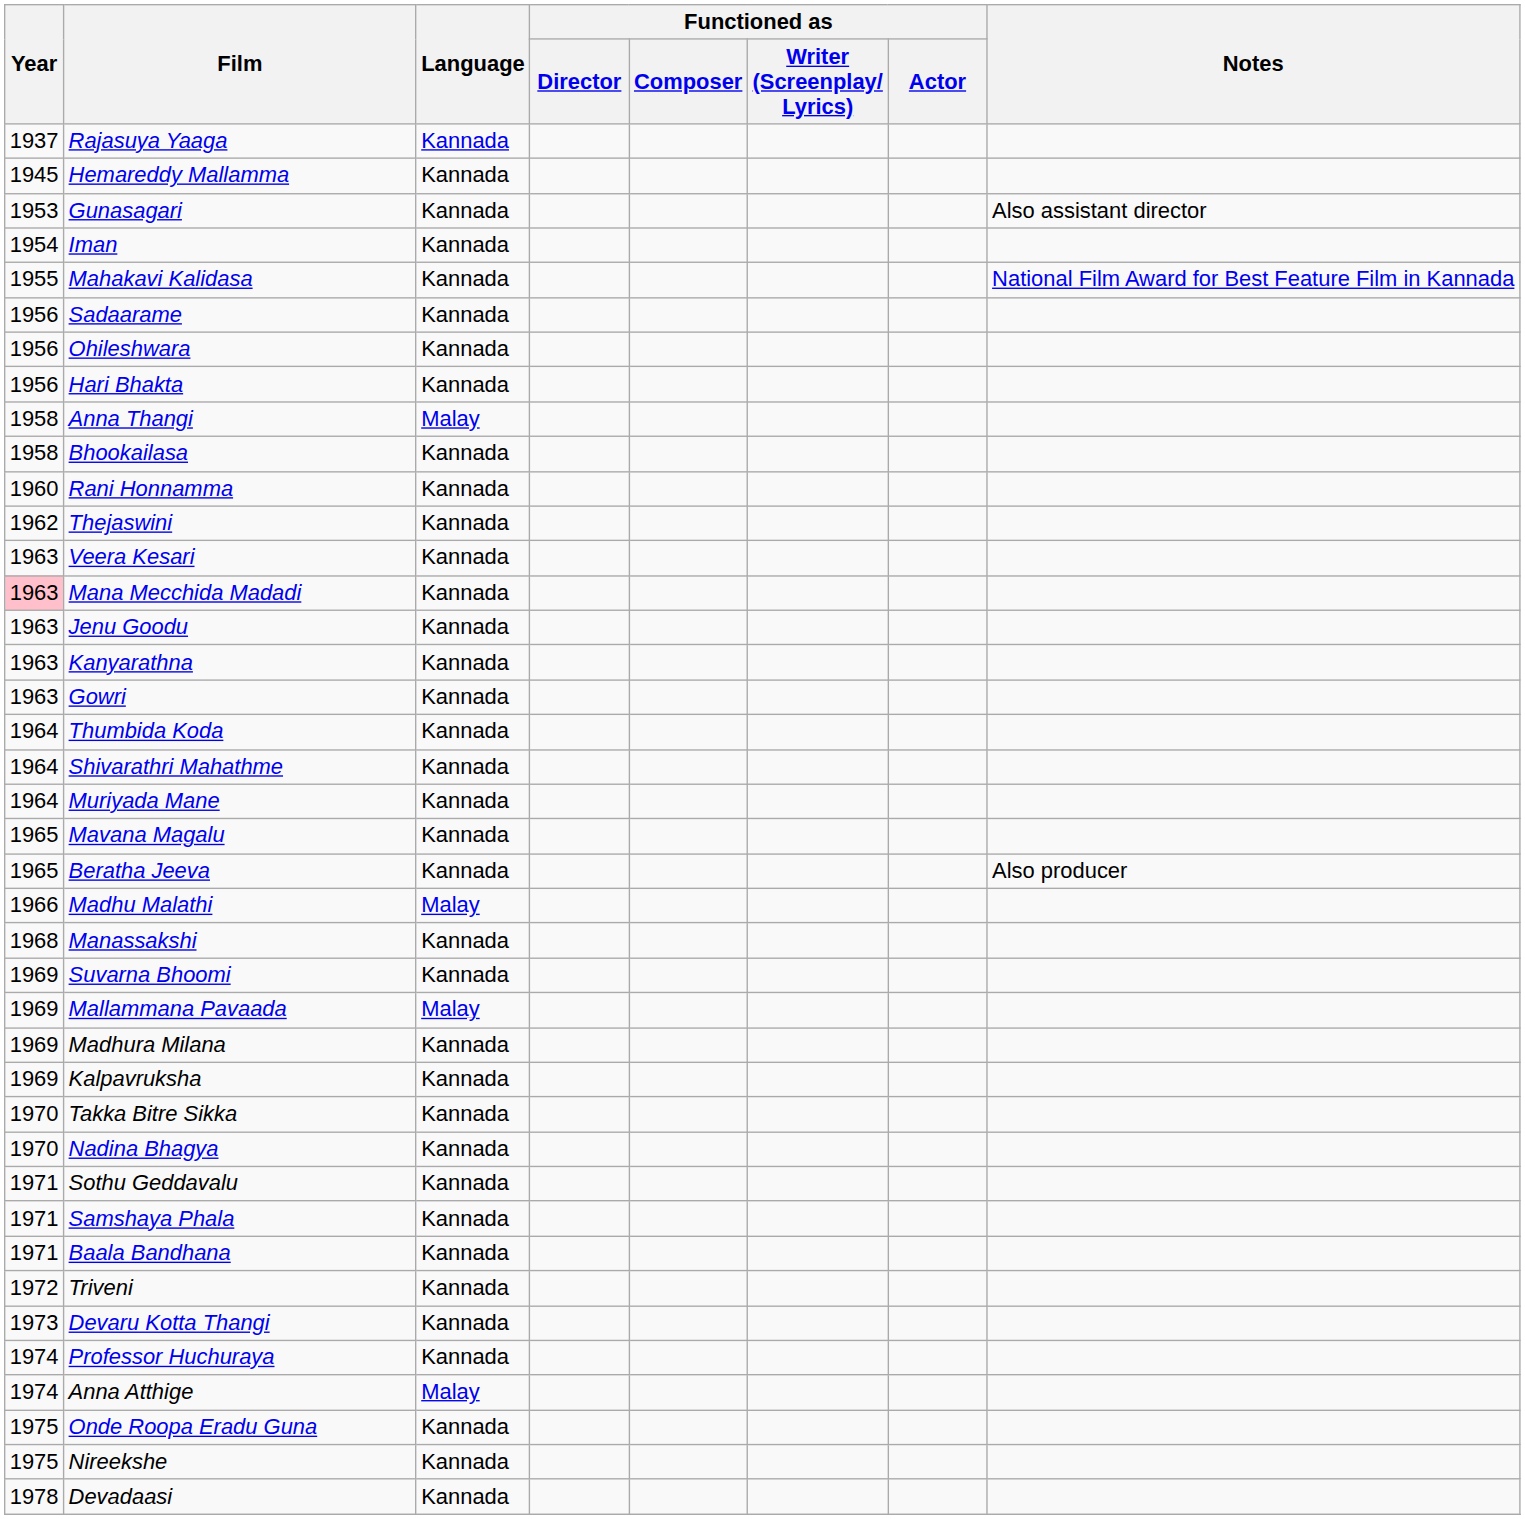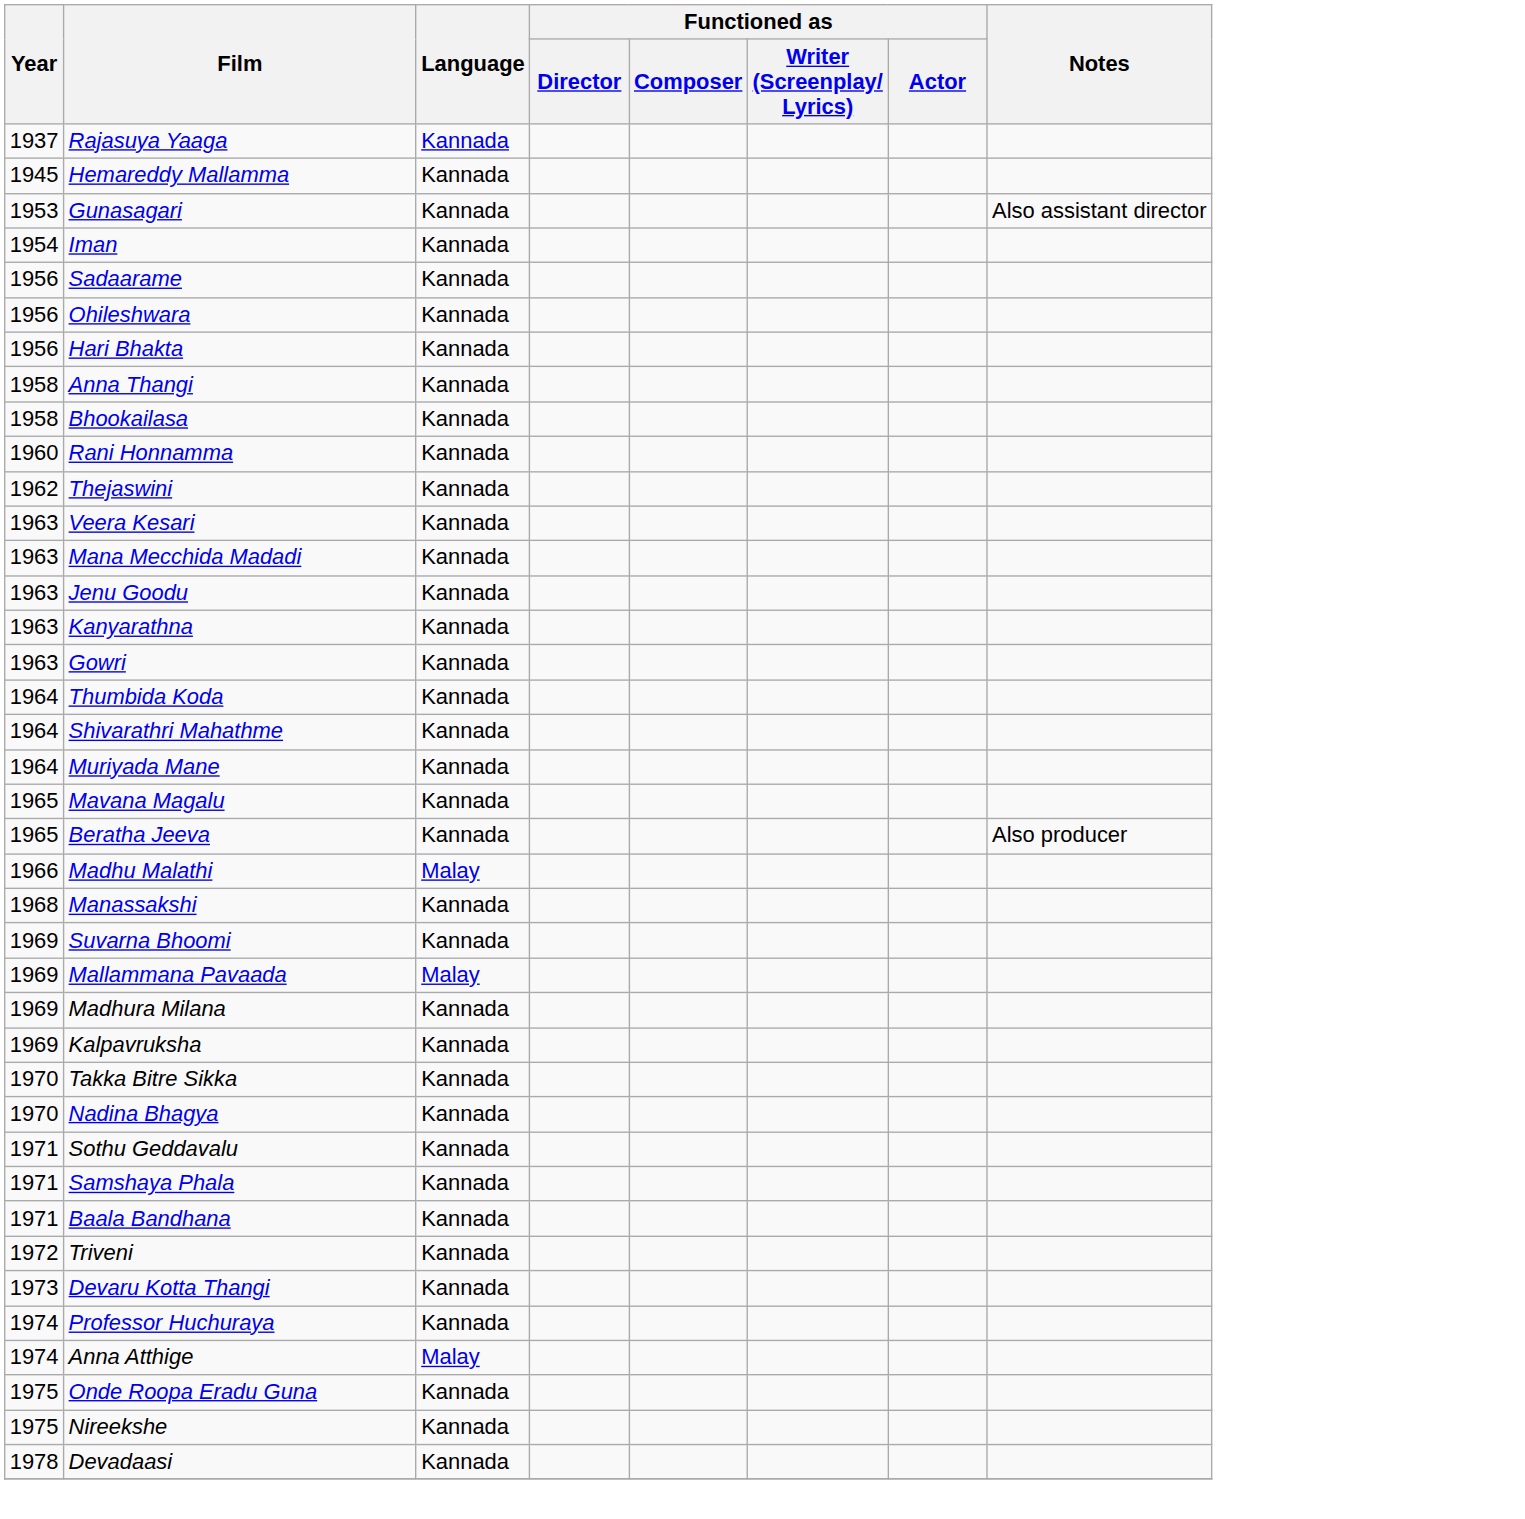- row: (161, 279)
(450, 418) Malay -> (465, 384) Kannada
(34, 592) pink background -> (34, 557) no background
